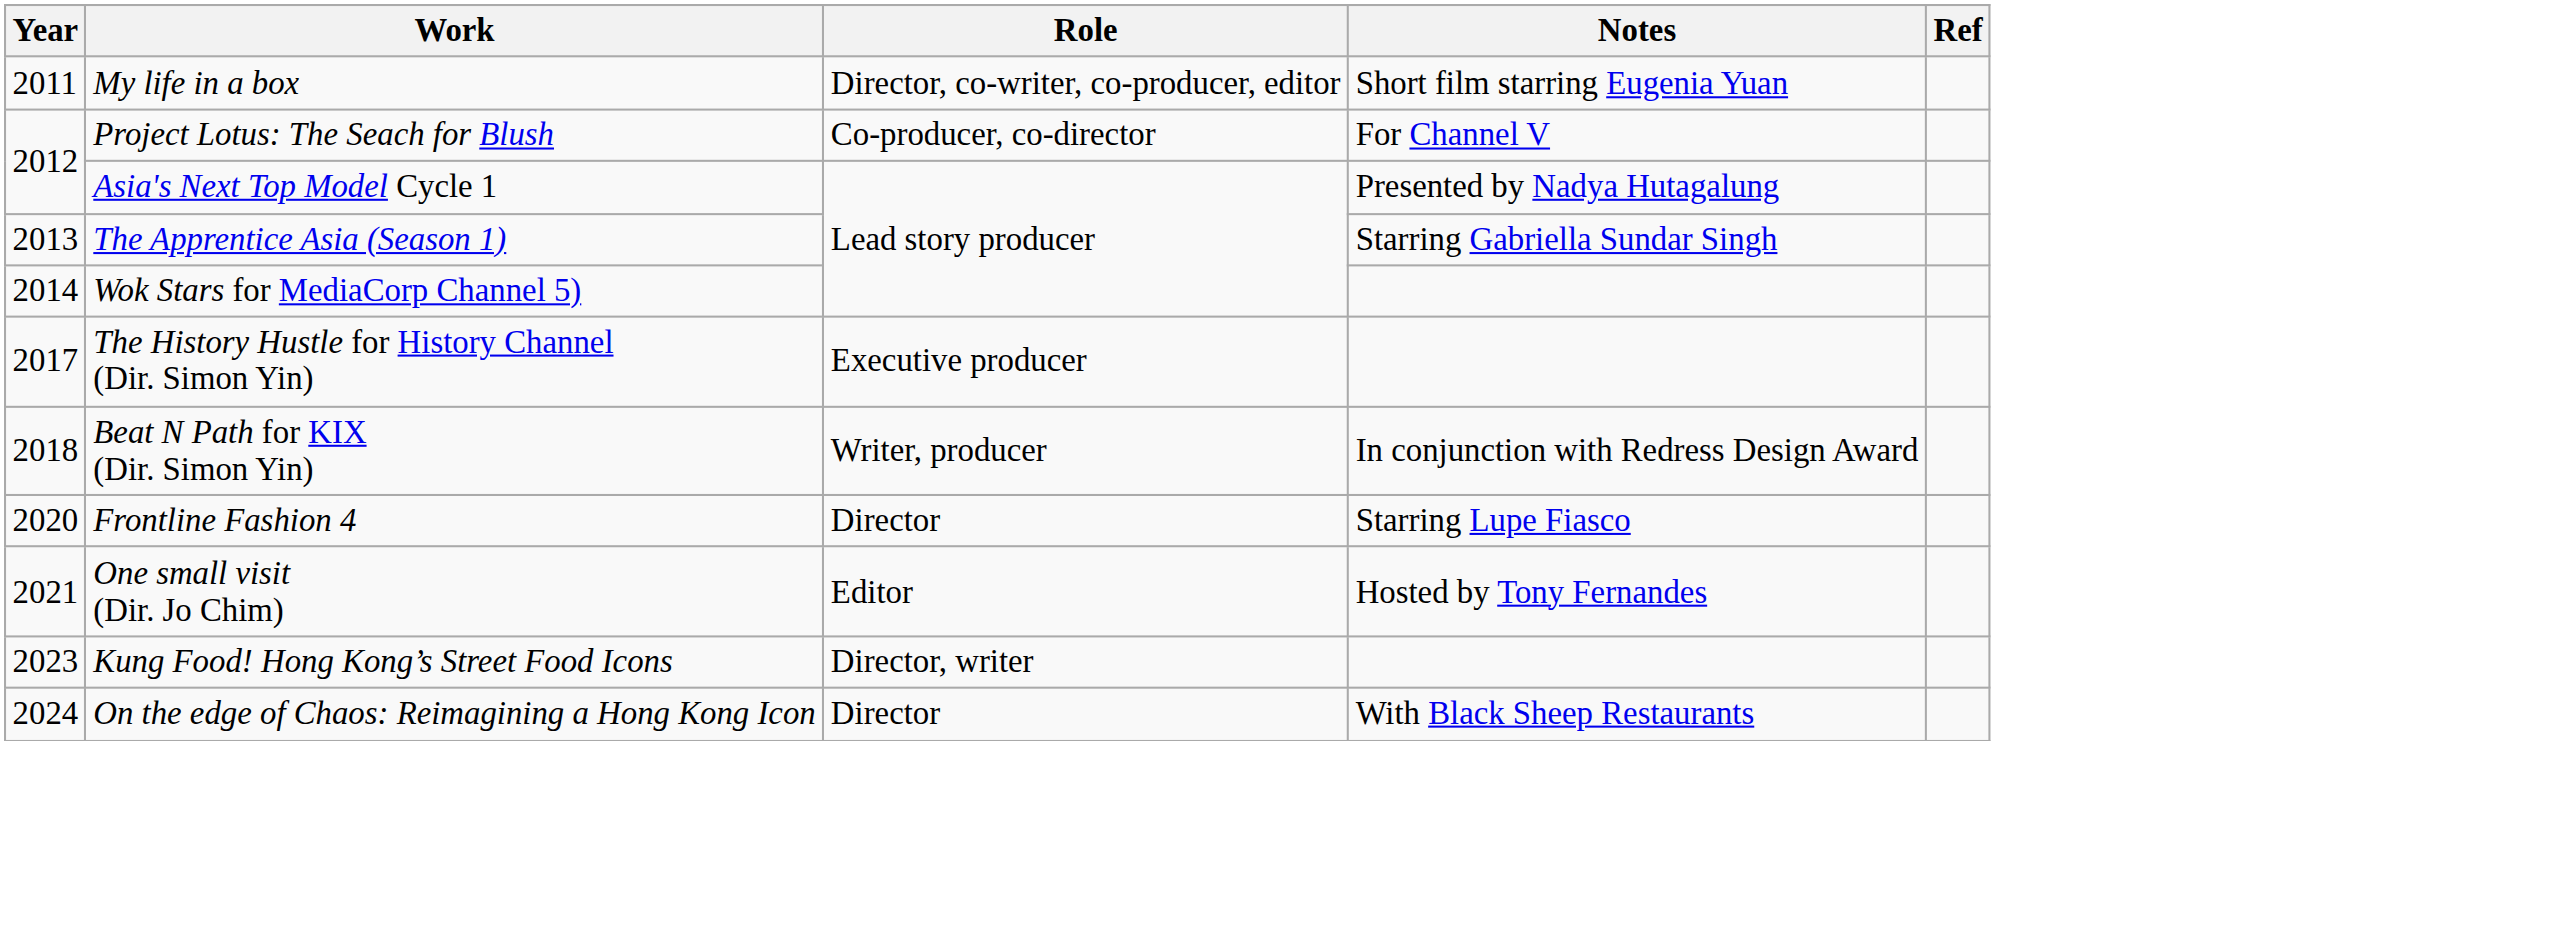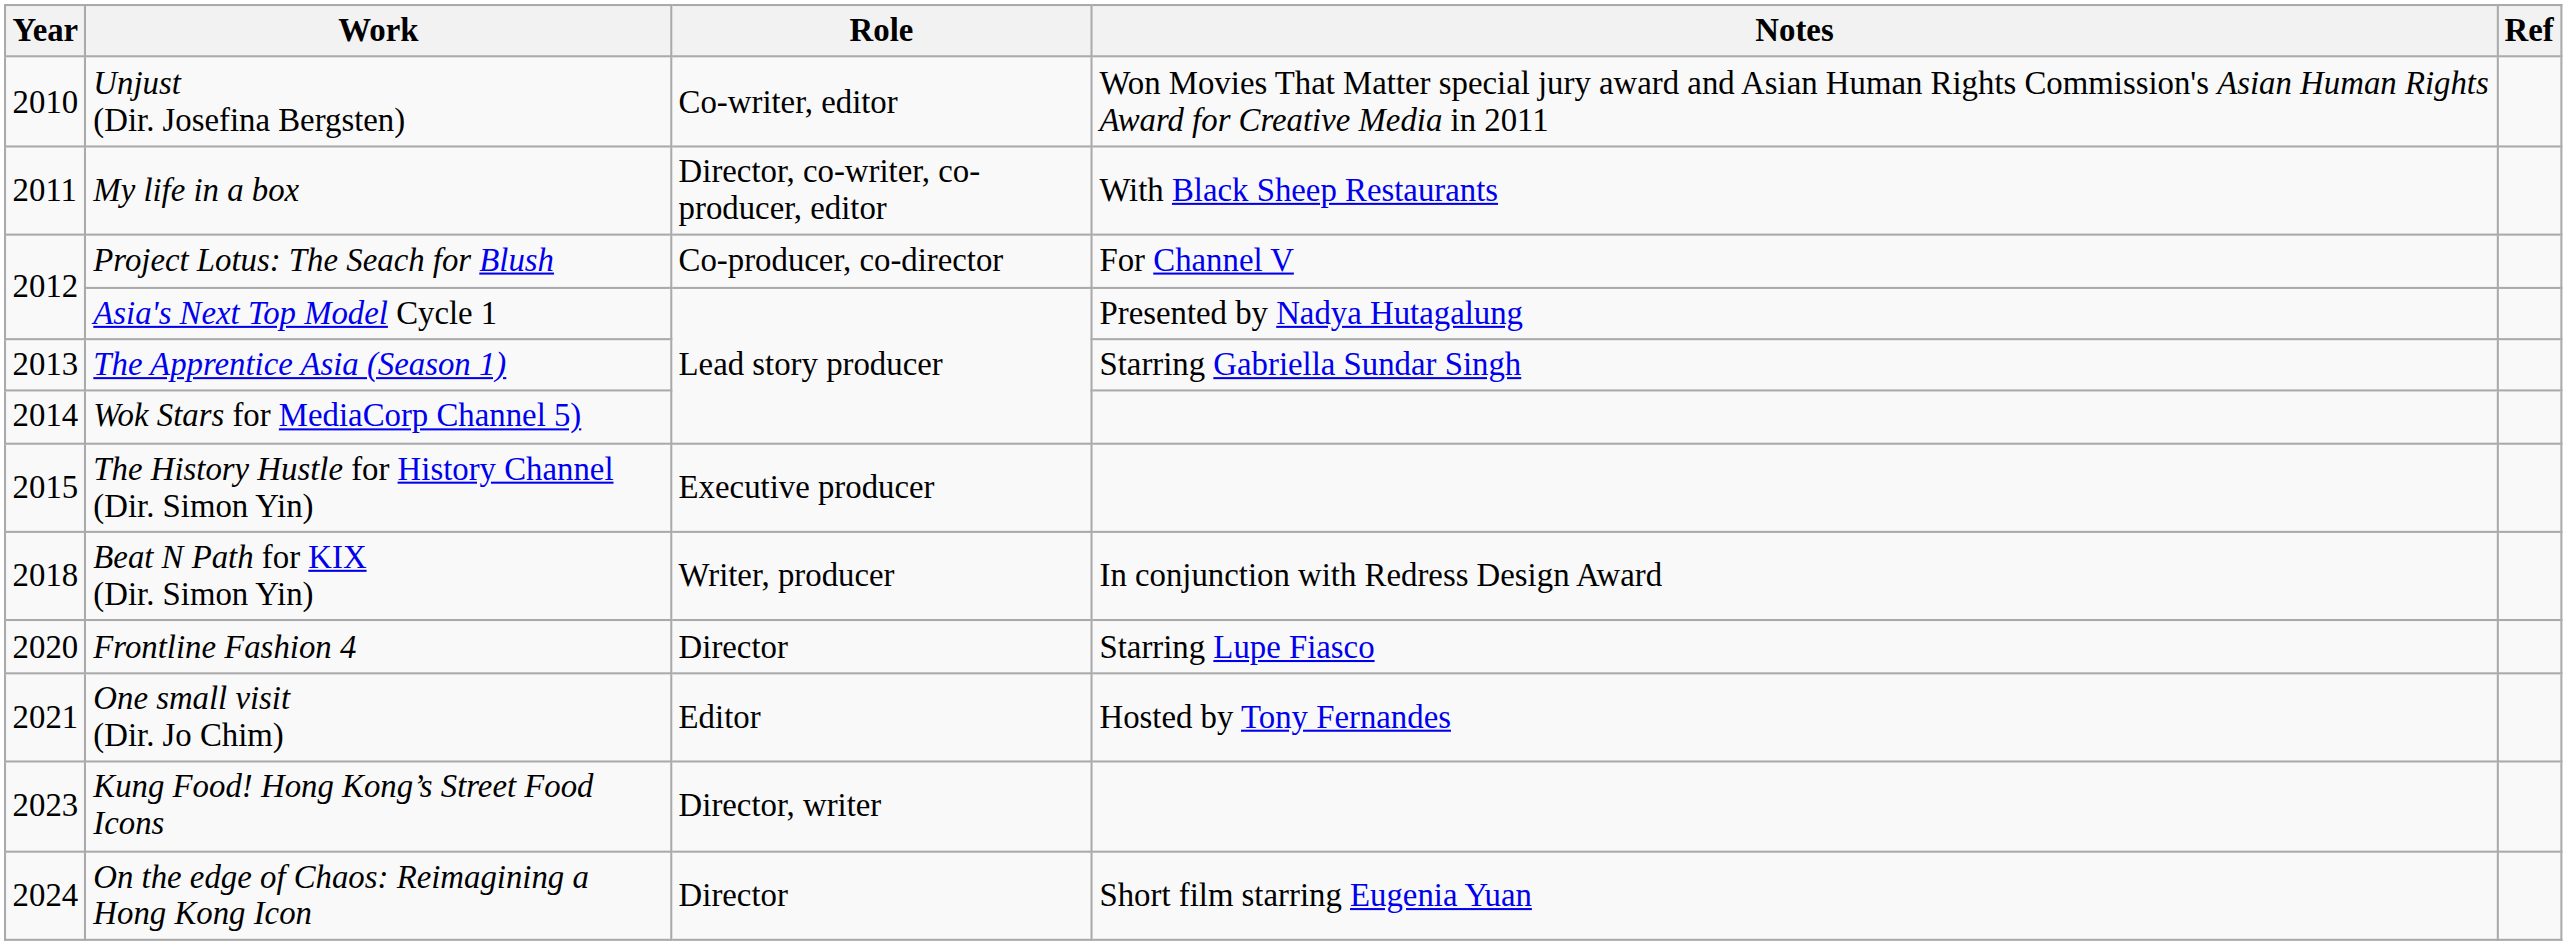+ row: (249, 100)
(1572, 82) Short film starring Eugenia Yuan -> (1299, 189) With Black Sheep Restaurants
(45, 361) 2017 -> (45, 486) 2015
(1555, 713) With Black Sheep Restaurants -> (1316, 894) Short film starring Eugenia Yuan
